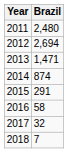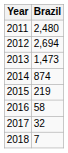(46, 60) 1,471 -> (46, 60) 1,473
(42, 92) 291 -> (42, 92) 219
